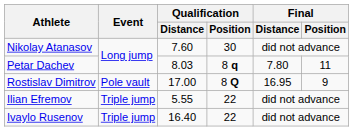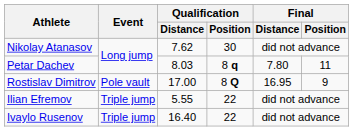(182, 48) 7.60 -> (182, 48) 7.62
